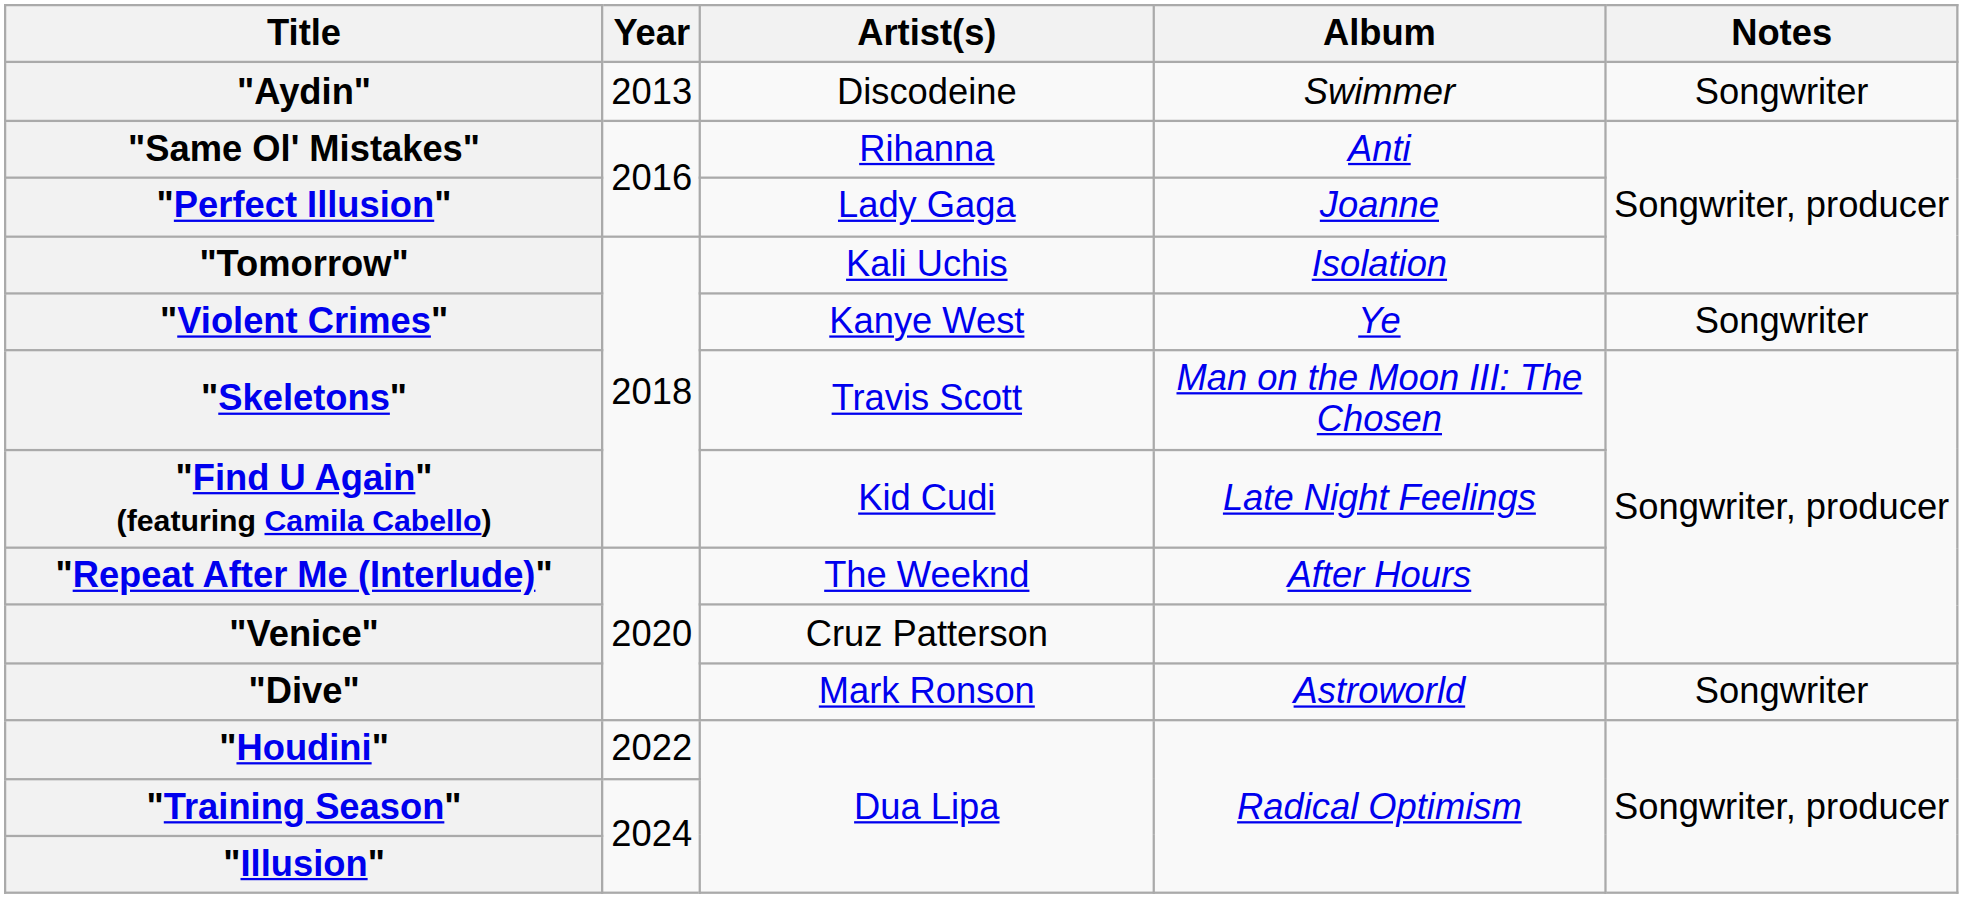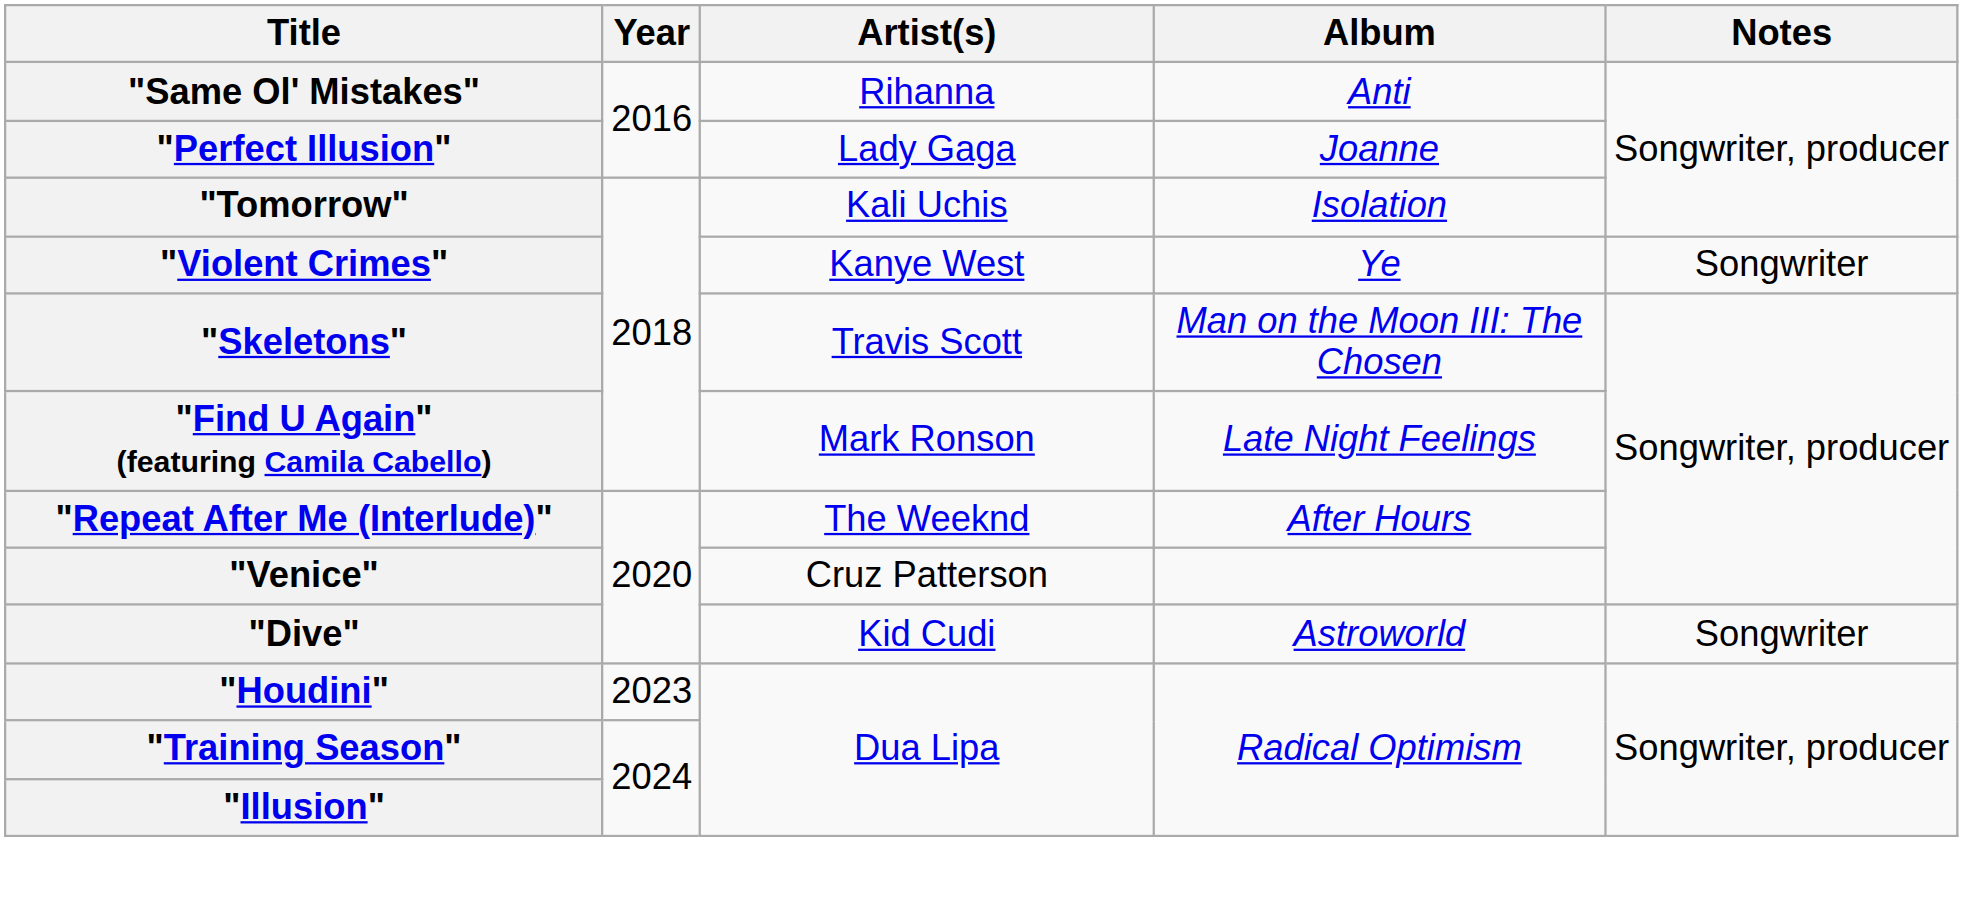- row: (304, 90)
(927, 497) Kid Cudi -> (927, 440) Mark Ronson
(927, 691) Mark Ronson -> (927, 633) Kid Cudi
(652, 748) 2022 -> (652, 691) 2023
